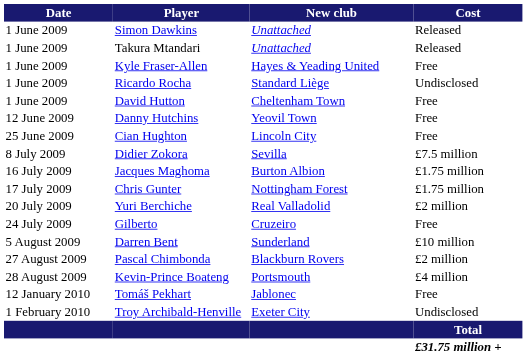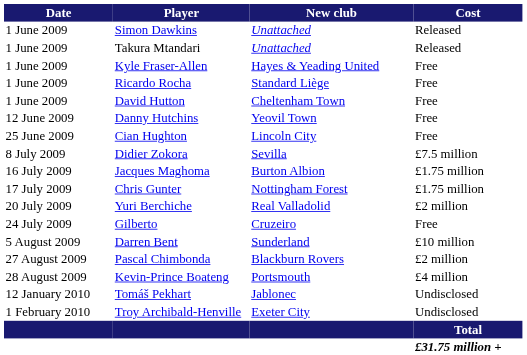(447, 83) Undisclosed -> (426, 83) Free
(426, 294) Free -> (447, 294) Undisclosed
